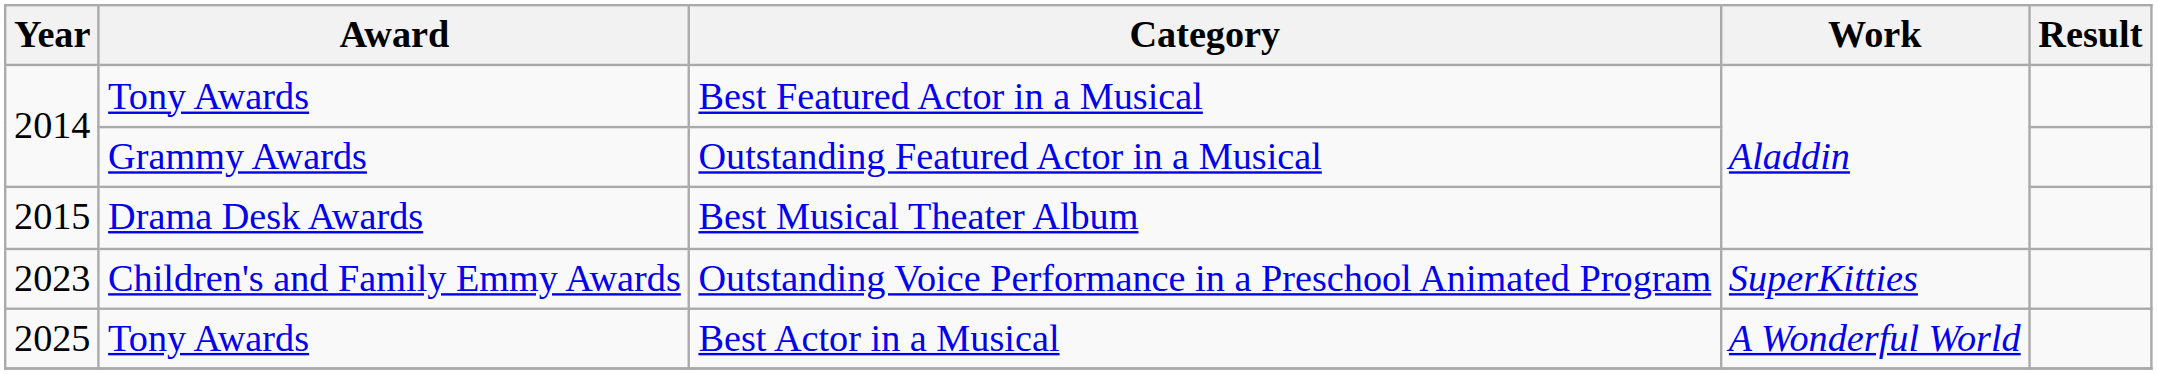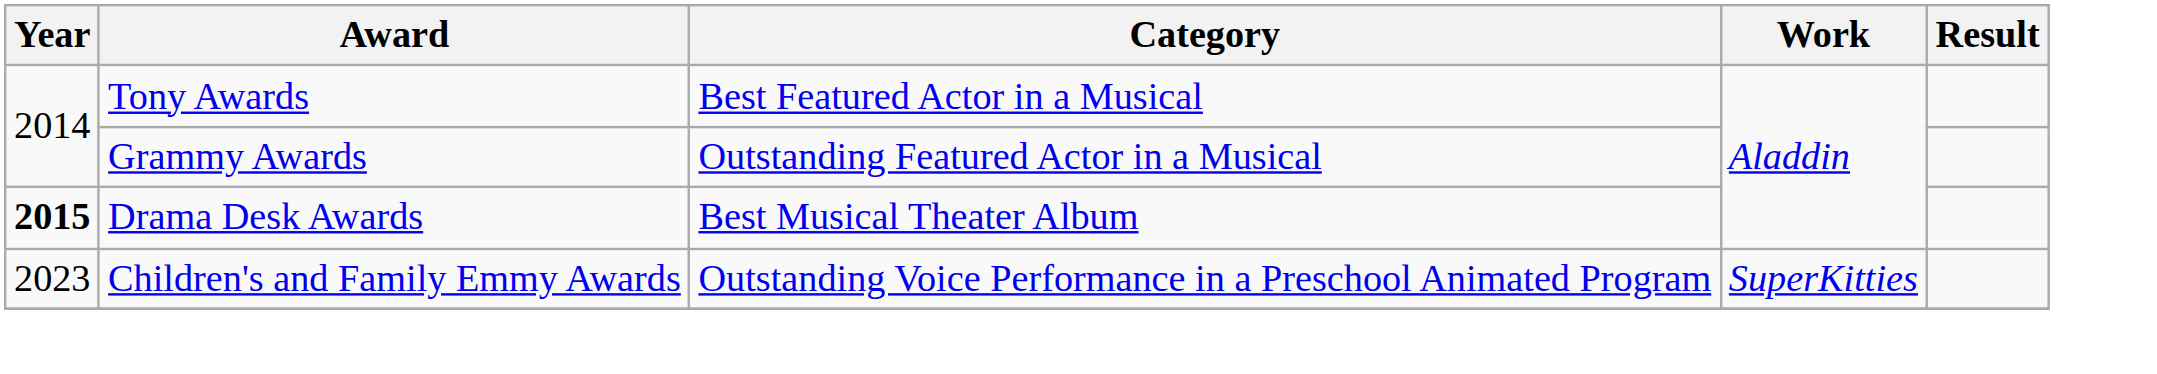(52, 216) normal -> (52, 216) bold
- row: (879, 338)
